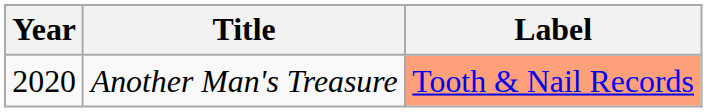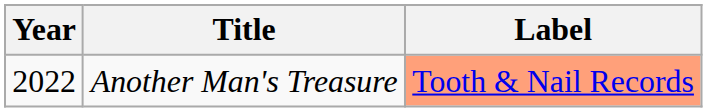(44, 80) 2020 -> (44, 80) 2022
